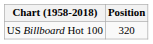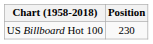(127, 30) 320 -> (127, 30) 230
